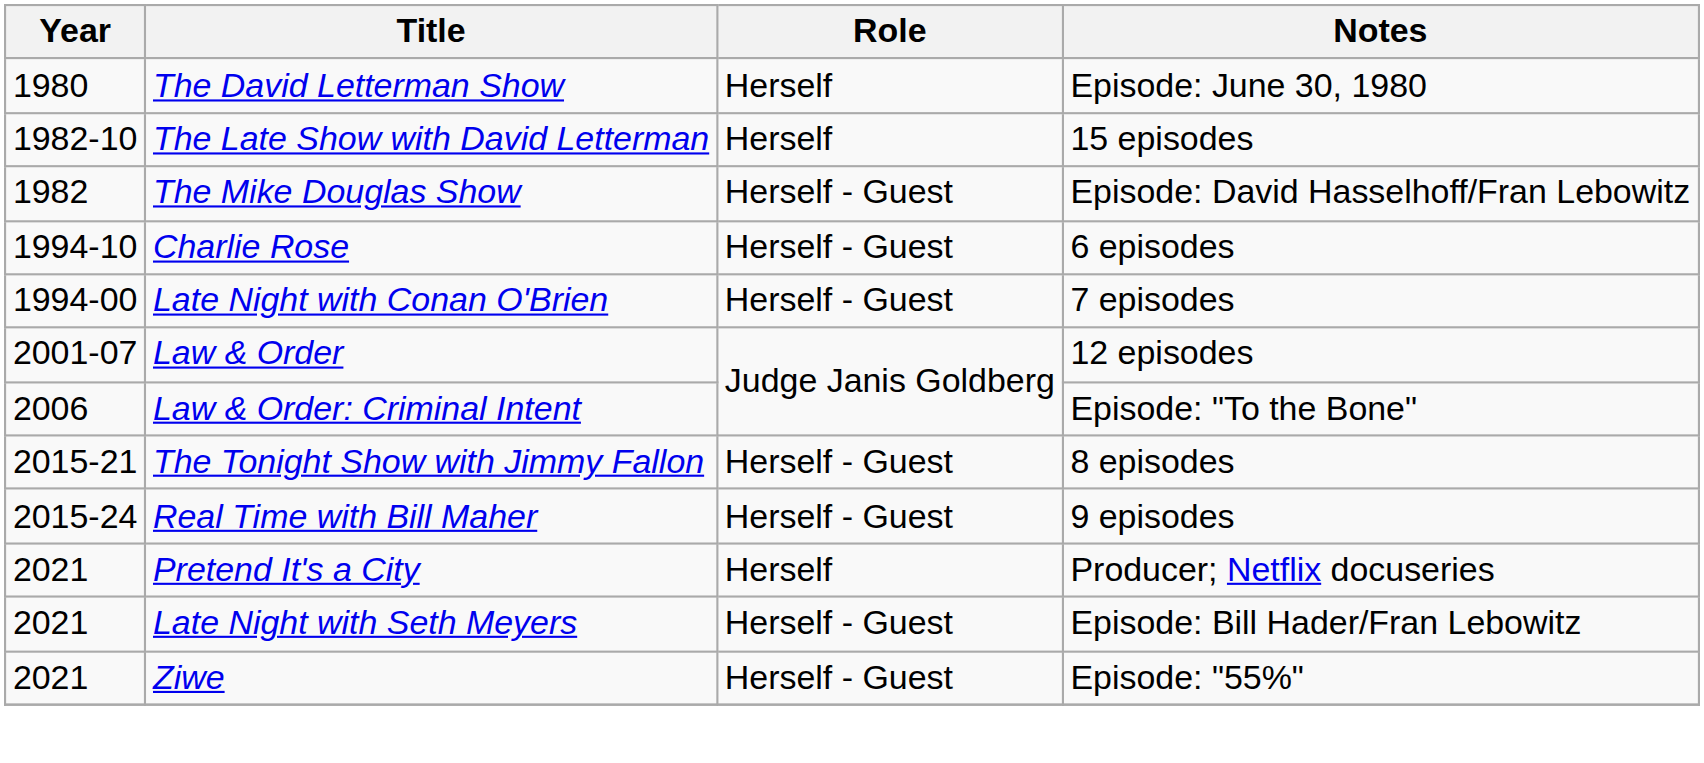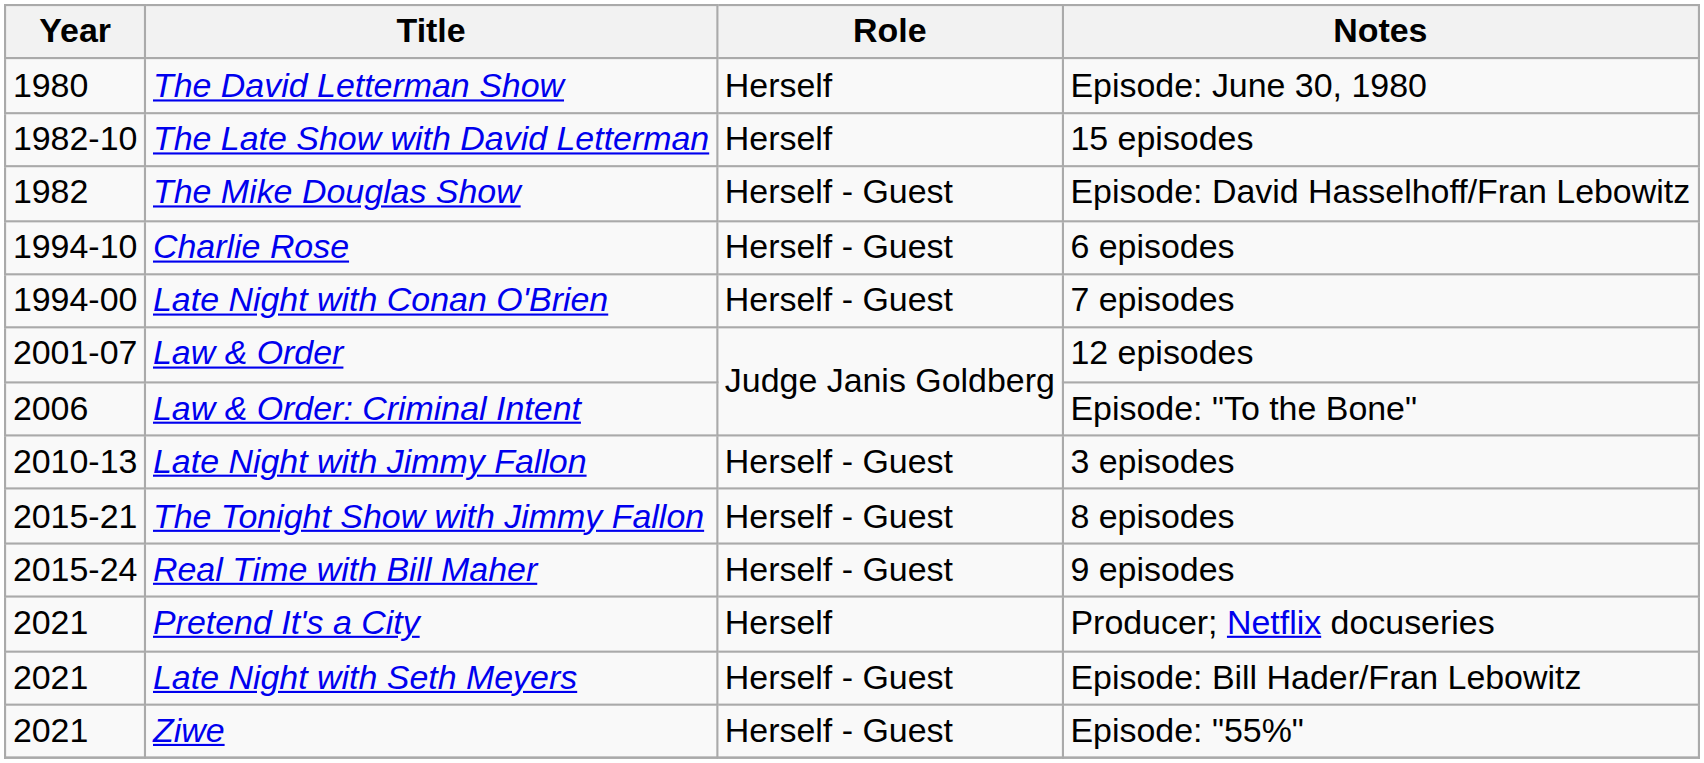+ row: (370, 461)
